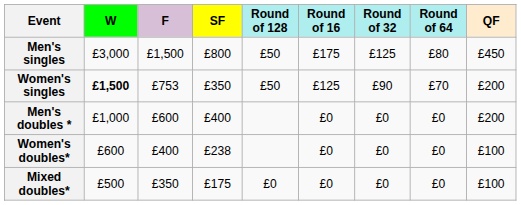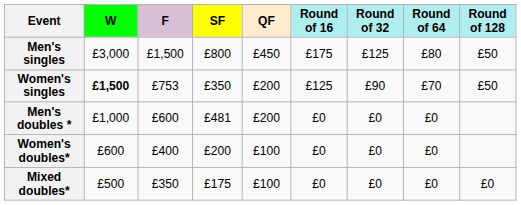columns swapped: (491, 21) <-> (270, 21)
(217, 119) £400 -> (217, 119) £481
(217, 151) £238 -> (217, 151) £200
